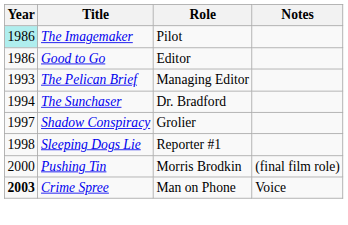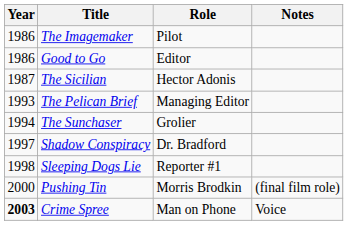(21, 36) paleturquoise background -> (21, 36) no background
+ row: (74, 79)
(191, 101) Dr. Bradford -> (176, 123) Grolier
(176, 123) Grolier -> (191, 144) Dr. Bradford
